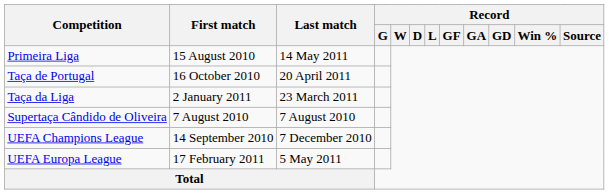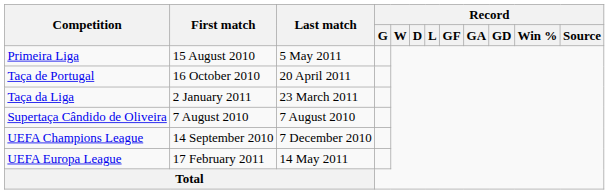(314, 55) 14 May 2011 -> (311, 55) 5 May 2011
(311, 158) 5 May 2011 -> (314, 158) 14 May 2011
